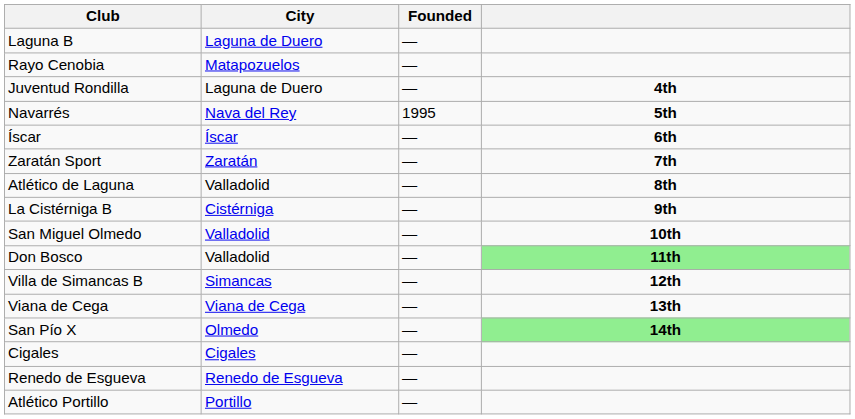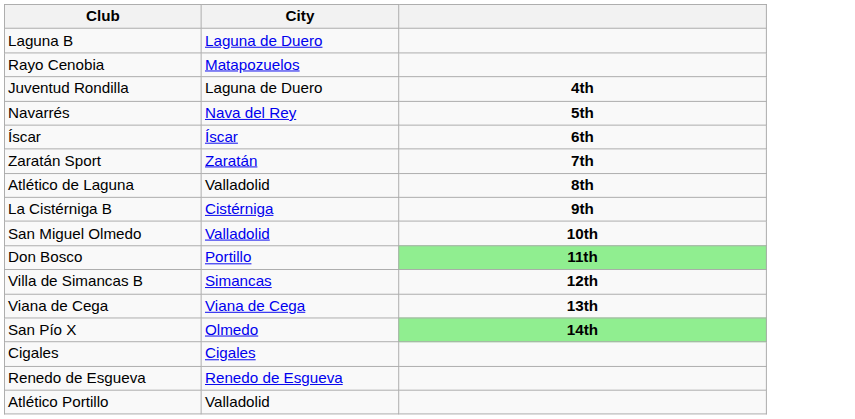- column: (440, 16)
(237, 257) Valladolid -> (228, 257) Portillo
(228, 402) Portillo -> (237, 402) Valladolid
